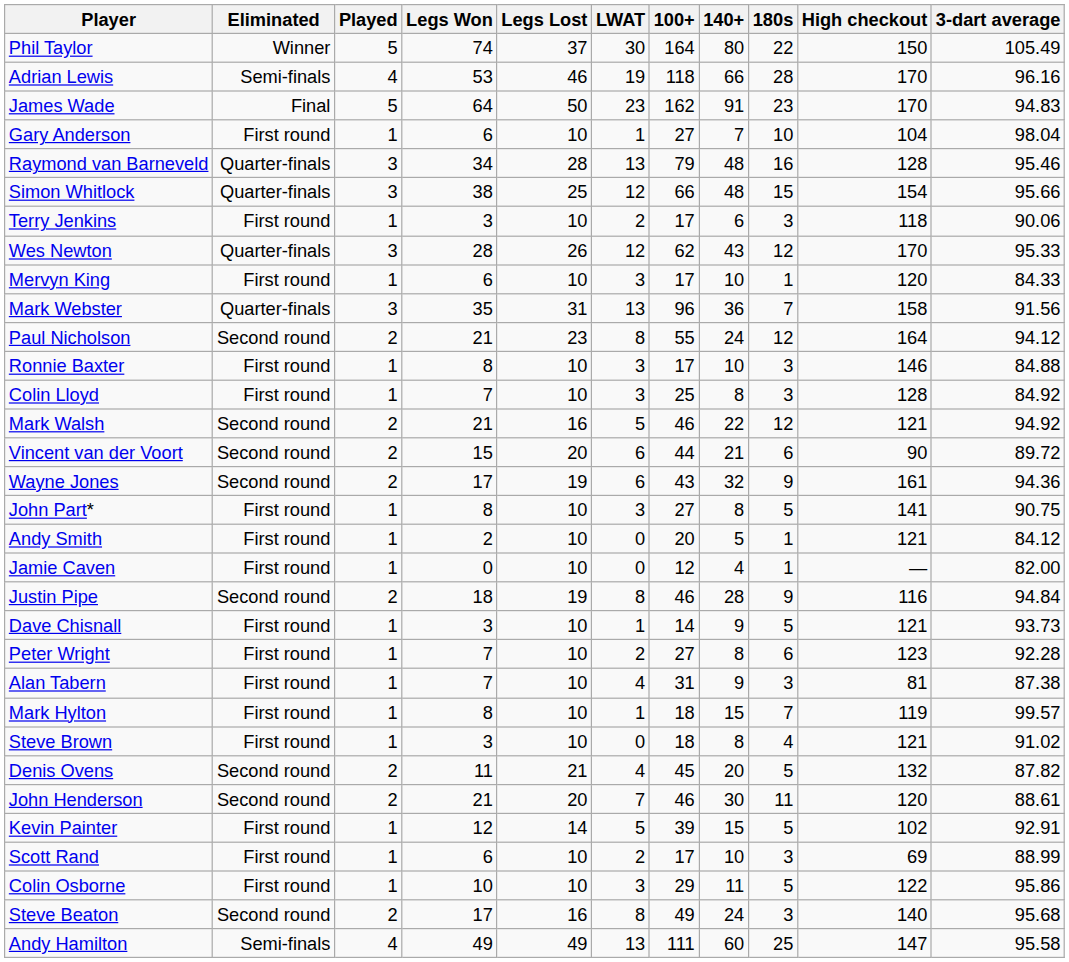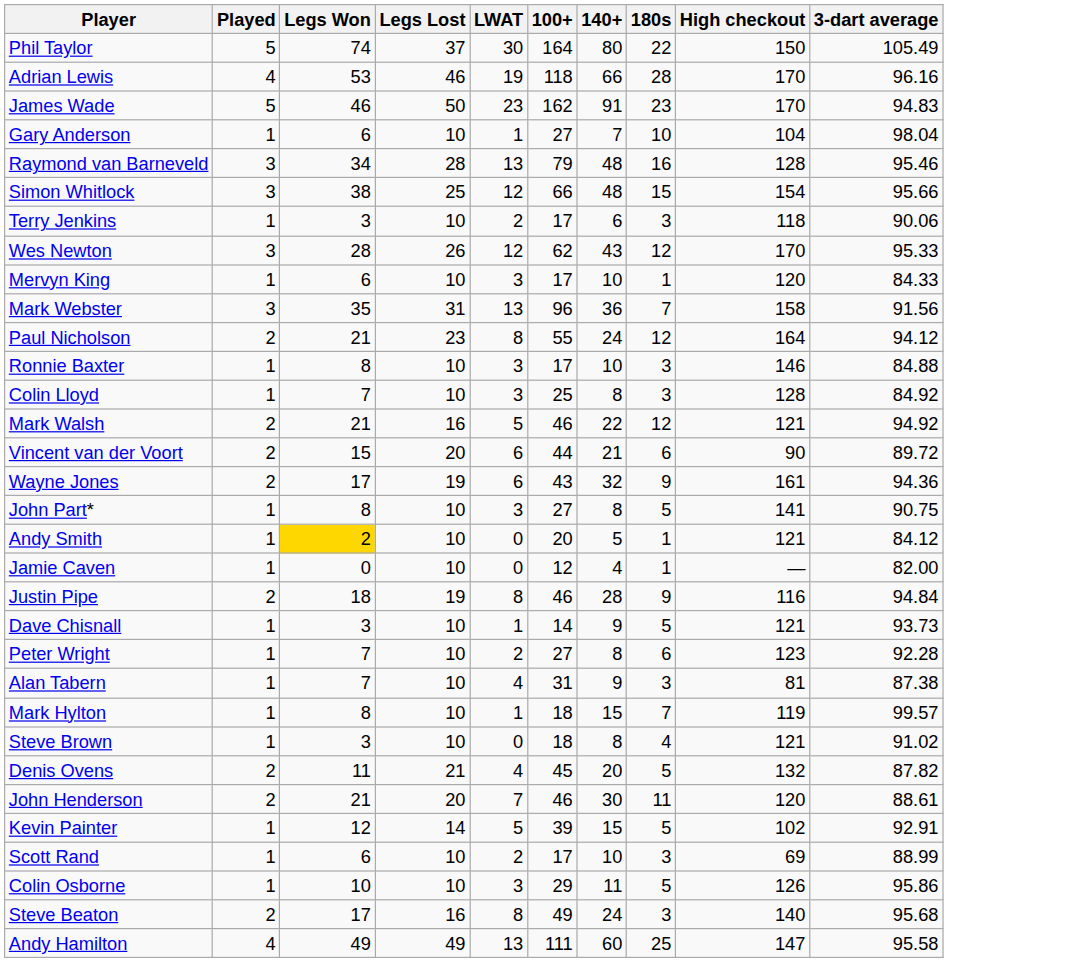- column: (274, 19)
(483, 106) 64 -> (361, 106) 46
(488, 539) no background -> (366, 539) gold background
(912, 885) 122 -> (790, 885) 126
